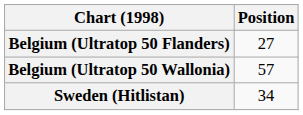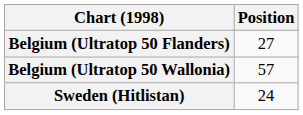(266, 95) 34 -> (266, 95) 24
